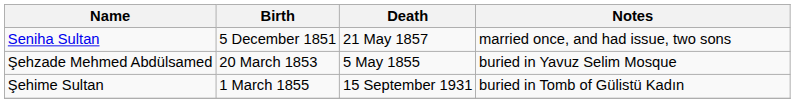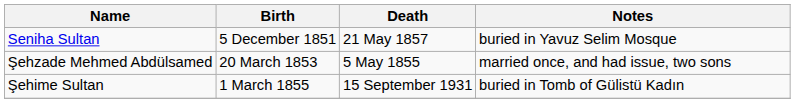(605, 39) married once, and had issue, two sons -> (578, 39) buried in Yavuz Selim Mosque
(578, 62) buried in Yavuz Selim Mosque -> (605, 62) married once, and had issue, two sons
